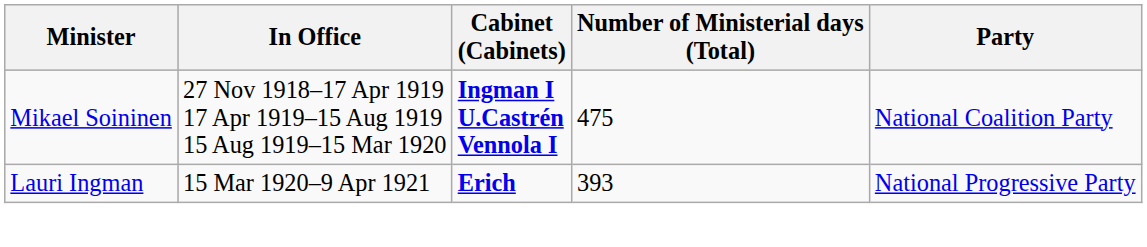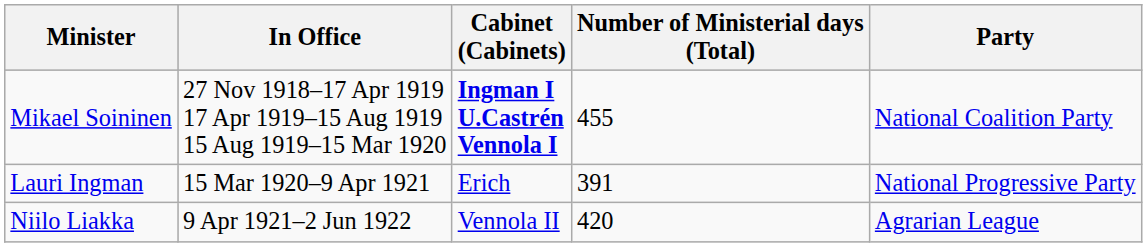(595, 117) 475 -> (595, 117) 455
(487, 183) bold -> (484, 183) normal
(595, 183) 393 -> (595, 183) 391
+ row: (72, 221)
